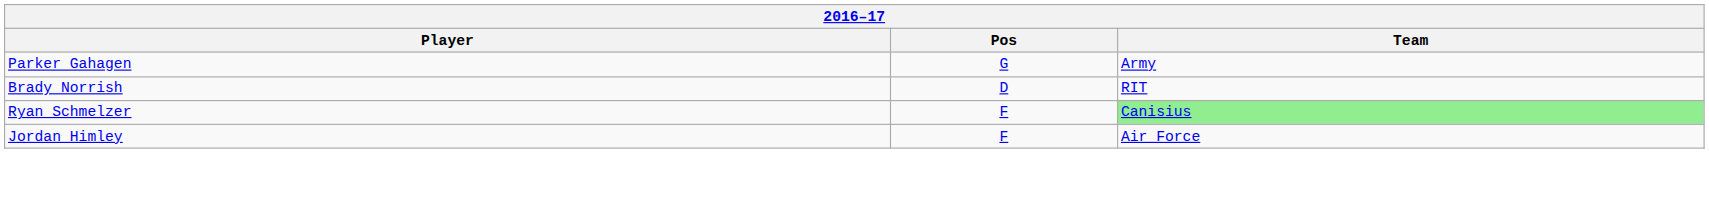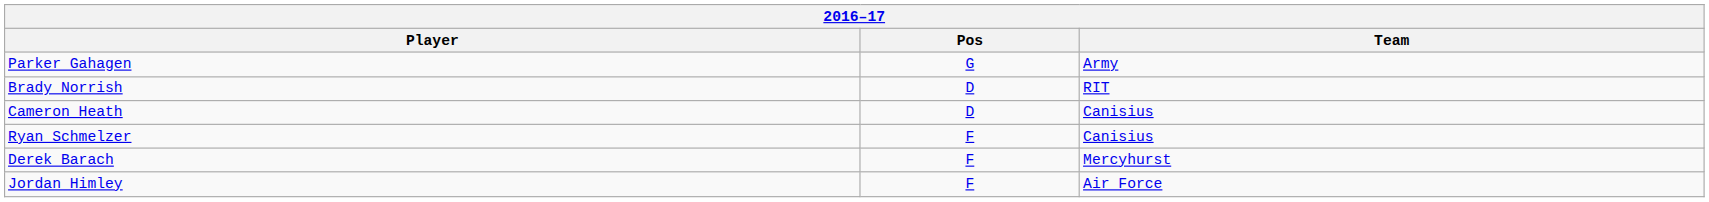+ row: (65, 112)
(1156, 112) lightgreen background -> (1118, 136) no background
+ row: (61, 160)
